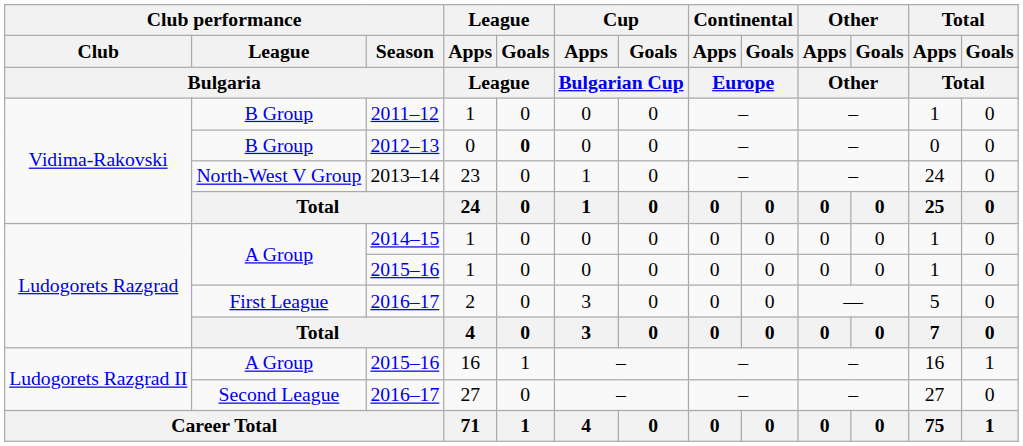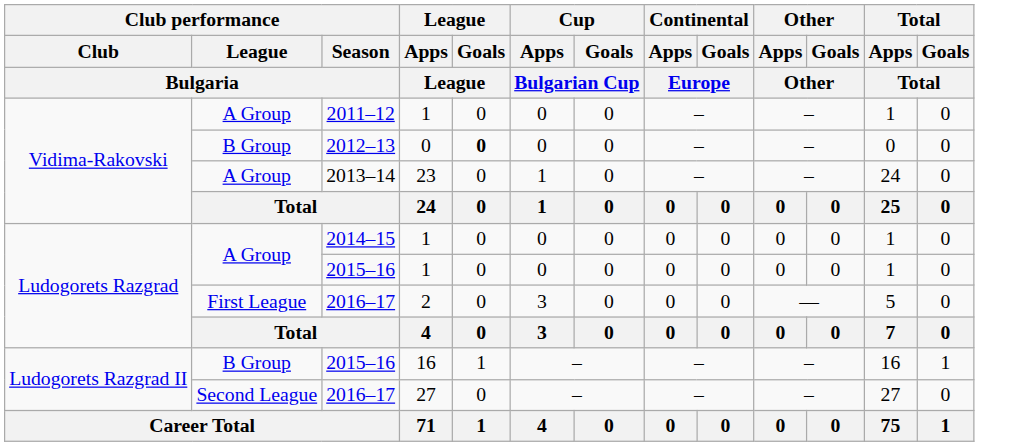(279, 113) B Group -> (257, 113) A Group
(279, 176) North-West V Group -> (257, 176) A Group
(279, 363) A Group -> (257, 363) B Group
